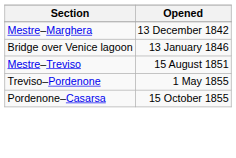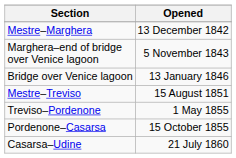+ row: (65, 53)
+ row: (44, 144)
